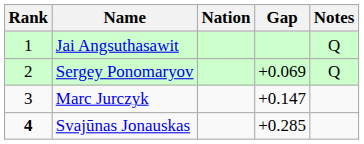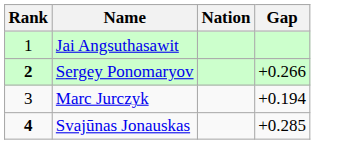- column: (334, 17)
(28, 71) normal -> (28, 71) bold
(282, 71) +0.069 -> (282, 71) +0.266
(282, 98) +0.147 -> (282, 98) +0.194
